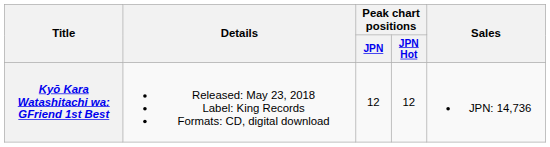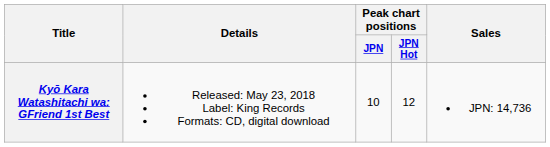(373, 102) 12 -> (373, 102) 10
